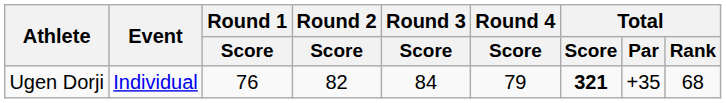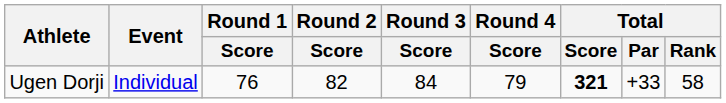(643, 82) +35 -> (643, 82) +33
(693, 82) 68 -> (693, 82) 58
